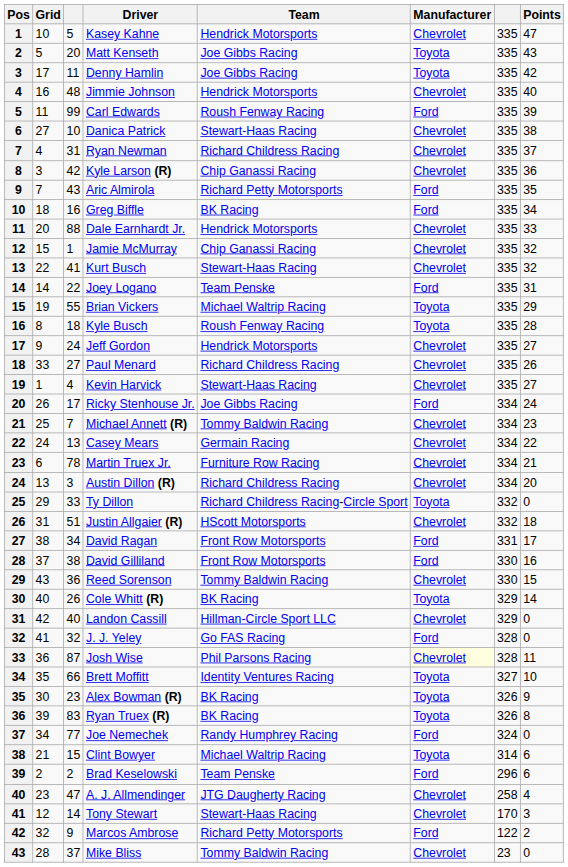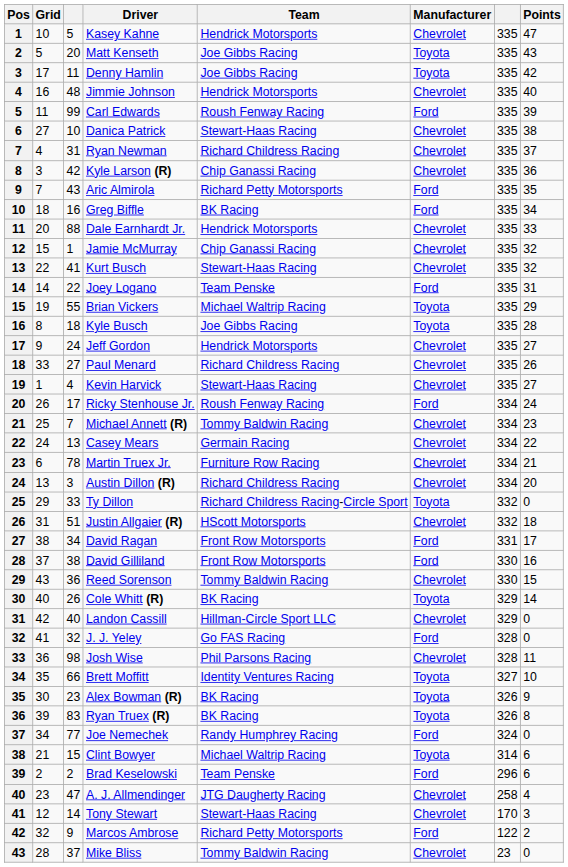(262, 326) Roush Fenway Racing -> (249, 326) Joe Gibbs Racing
(249, 404) Joe Gibbs Racing -> (262, 404) Roush Fenway Racing
(73, 658) 87 -> (73, 658) 98
(440, 658) lightyellow background -> (440, 658) no background
